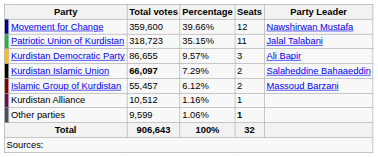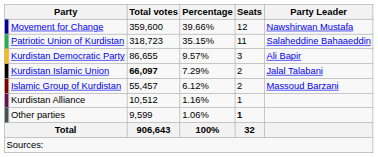(295, 42) Jalal Talabani -> (319, 42) Salaheddine Bahaaeddin
(319, 71) Salaheddine Bahaaeddin -> (295, 71) Jalal Talabani
